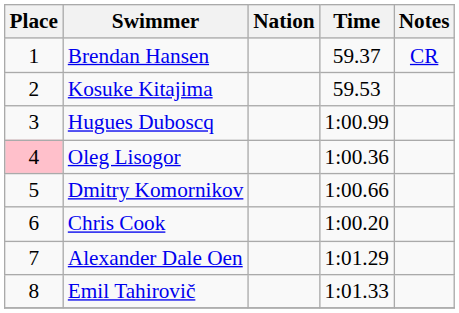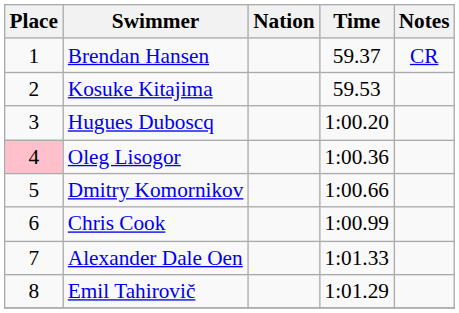(357, 122) 1:00.99 -> (357, 122) 1:00.20
(357, 223) 1:00.20 -> (357, 223) 1:00.99
(357, 257) 1:01.29 -> (357, 257) 1:01.33
(357, 291) 1:01.33 -> (357, 291) 1:01.29
